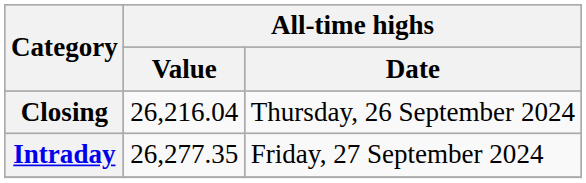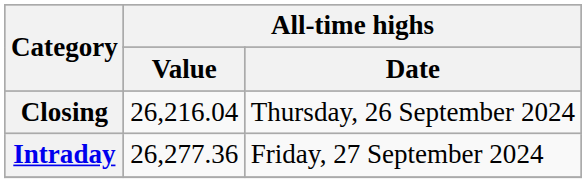(184, 154) 26,277.35 -> (184, 154) 26,277.36
